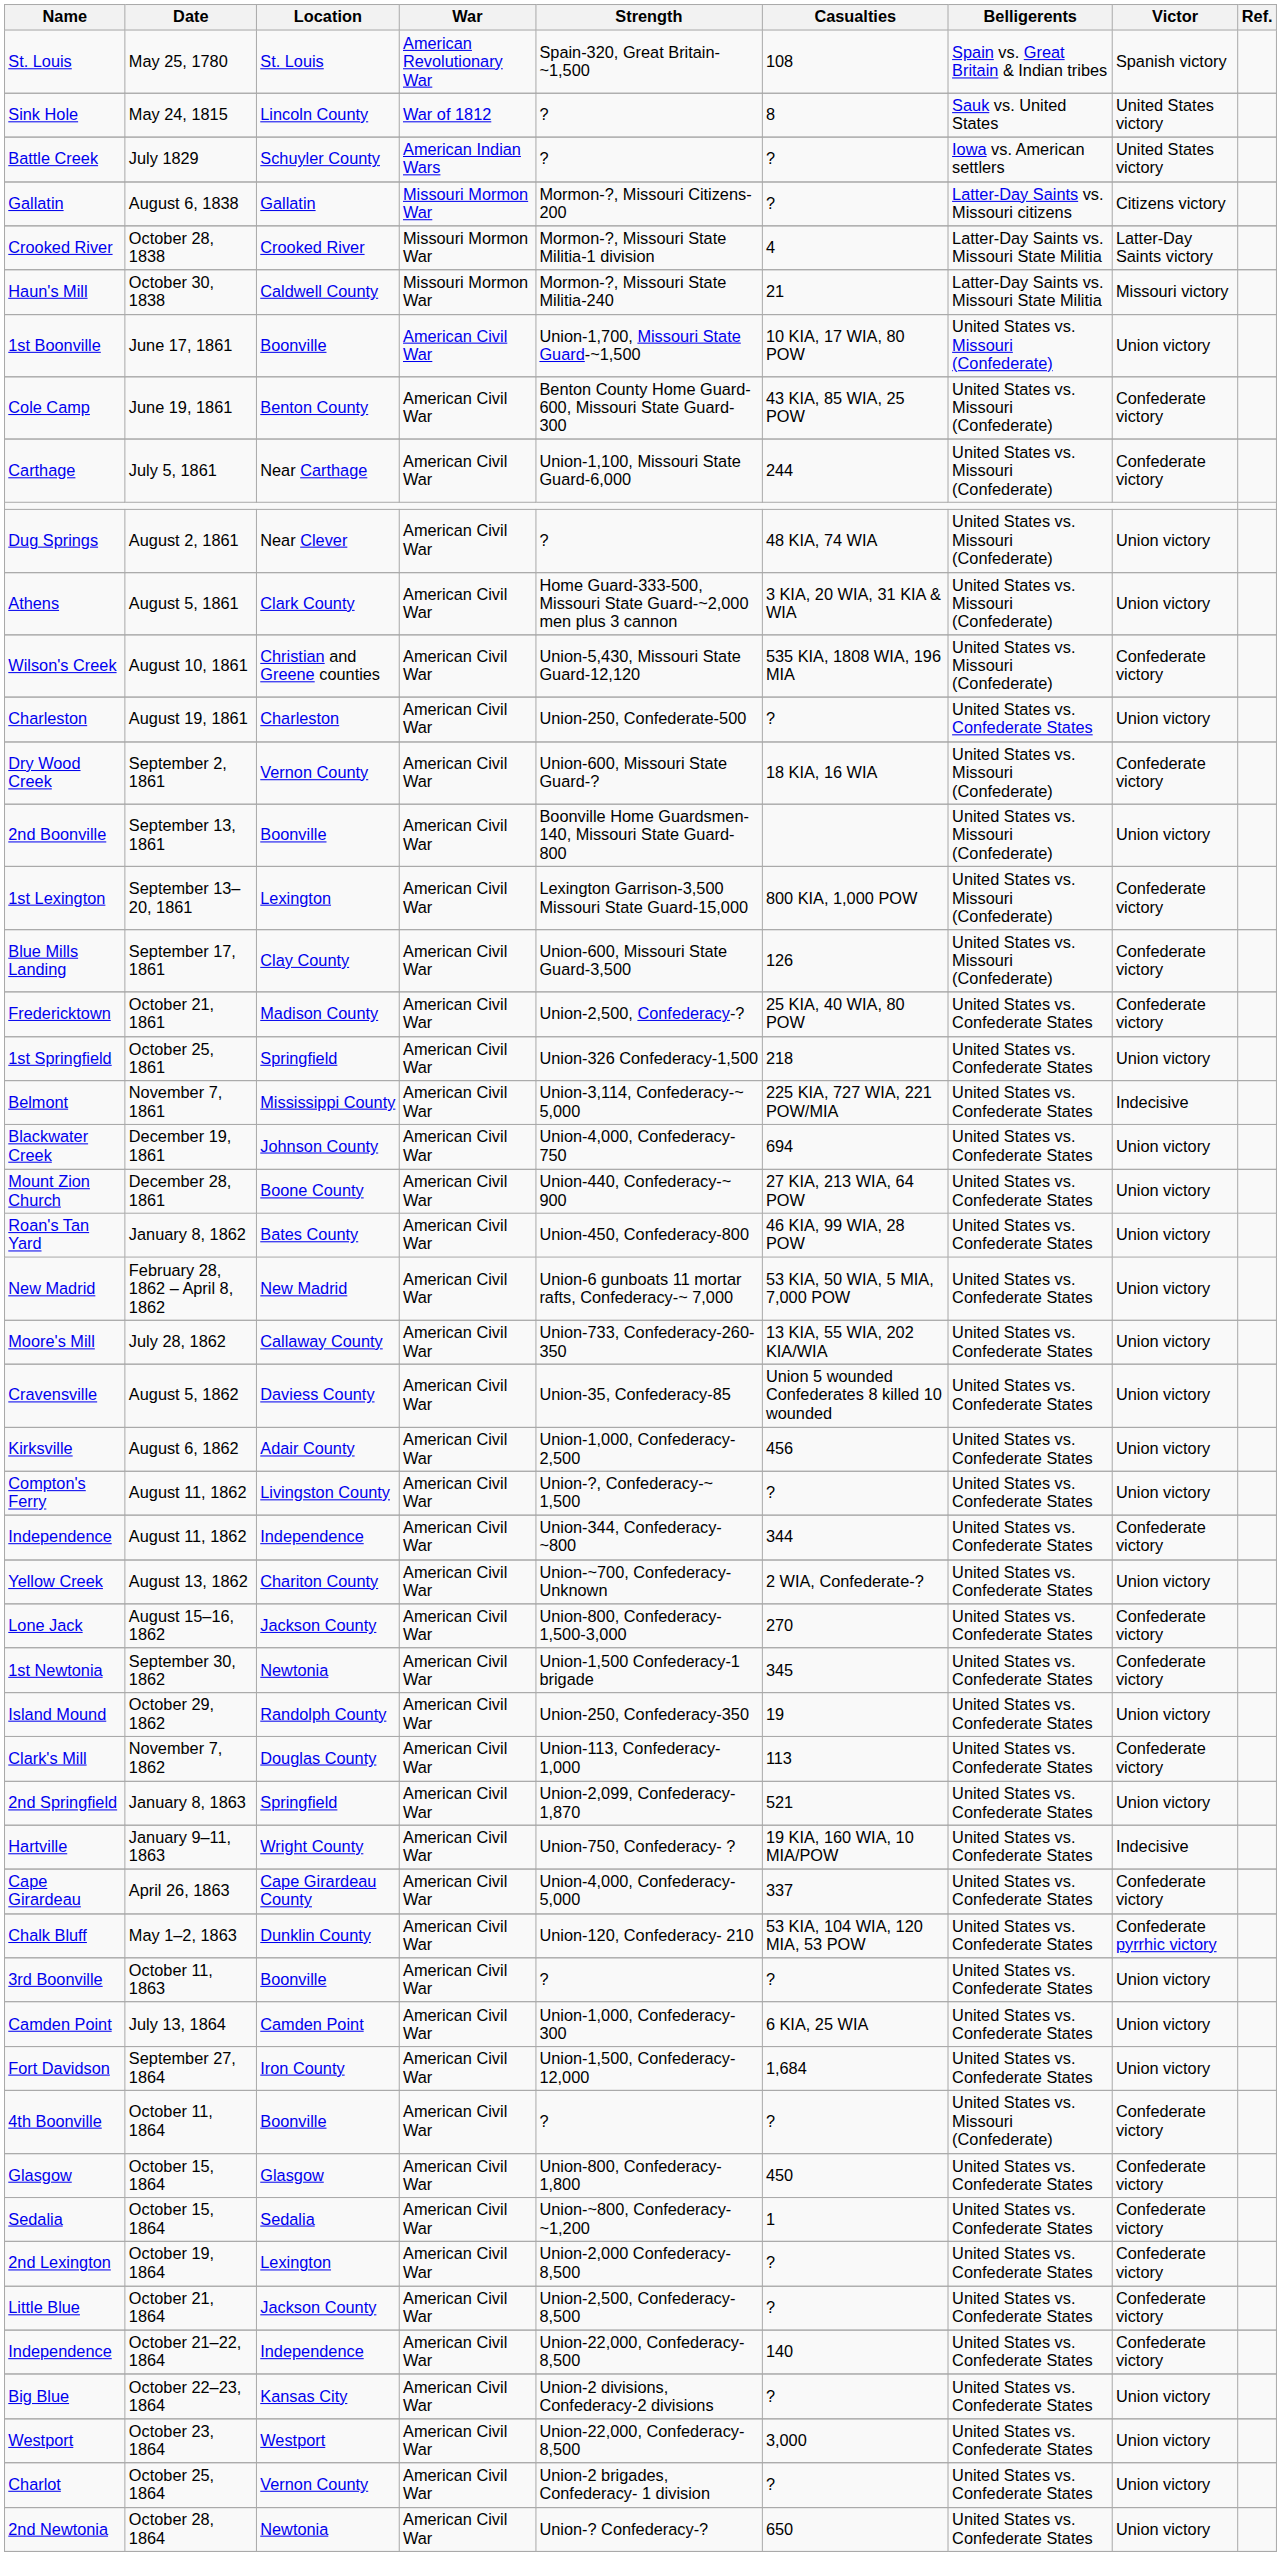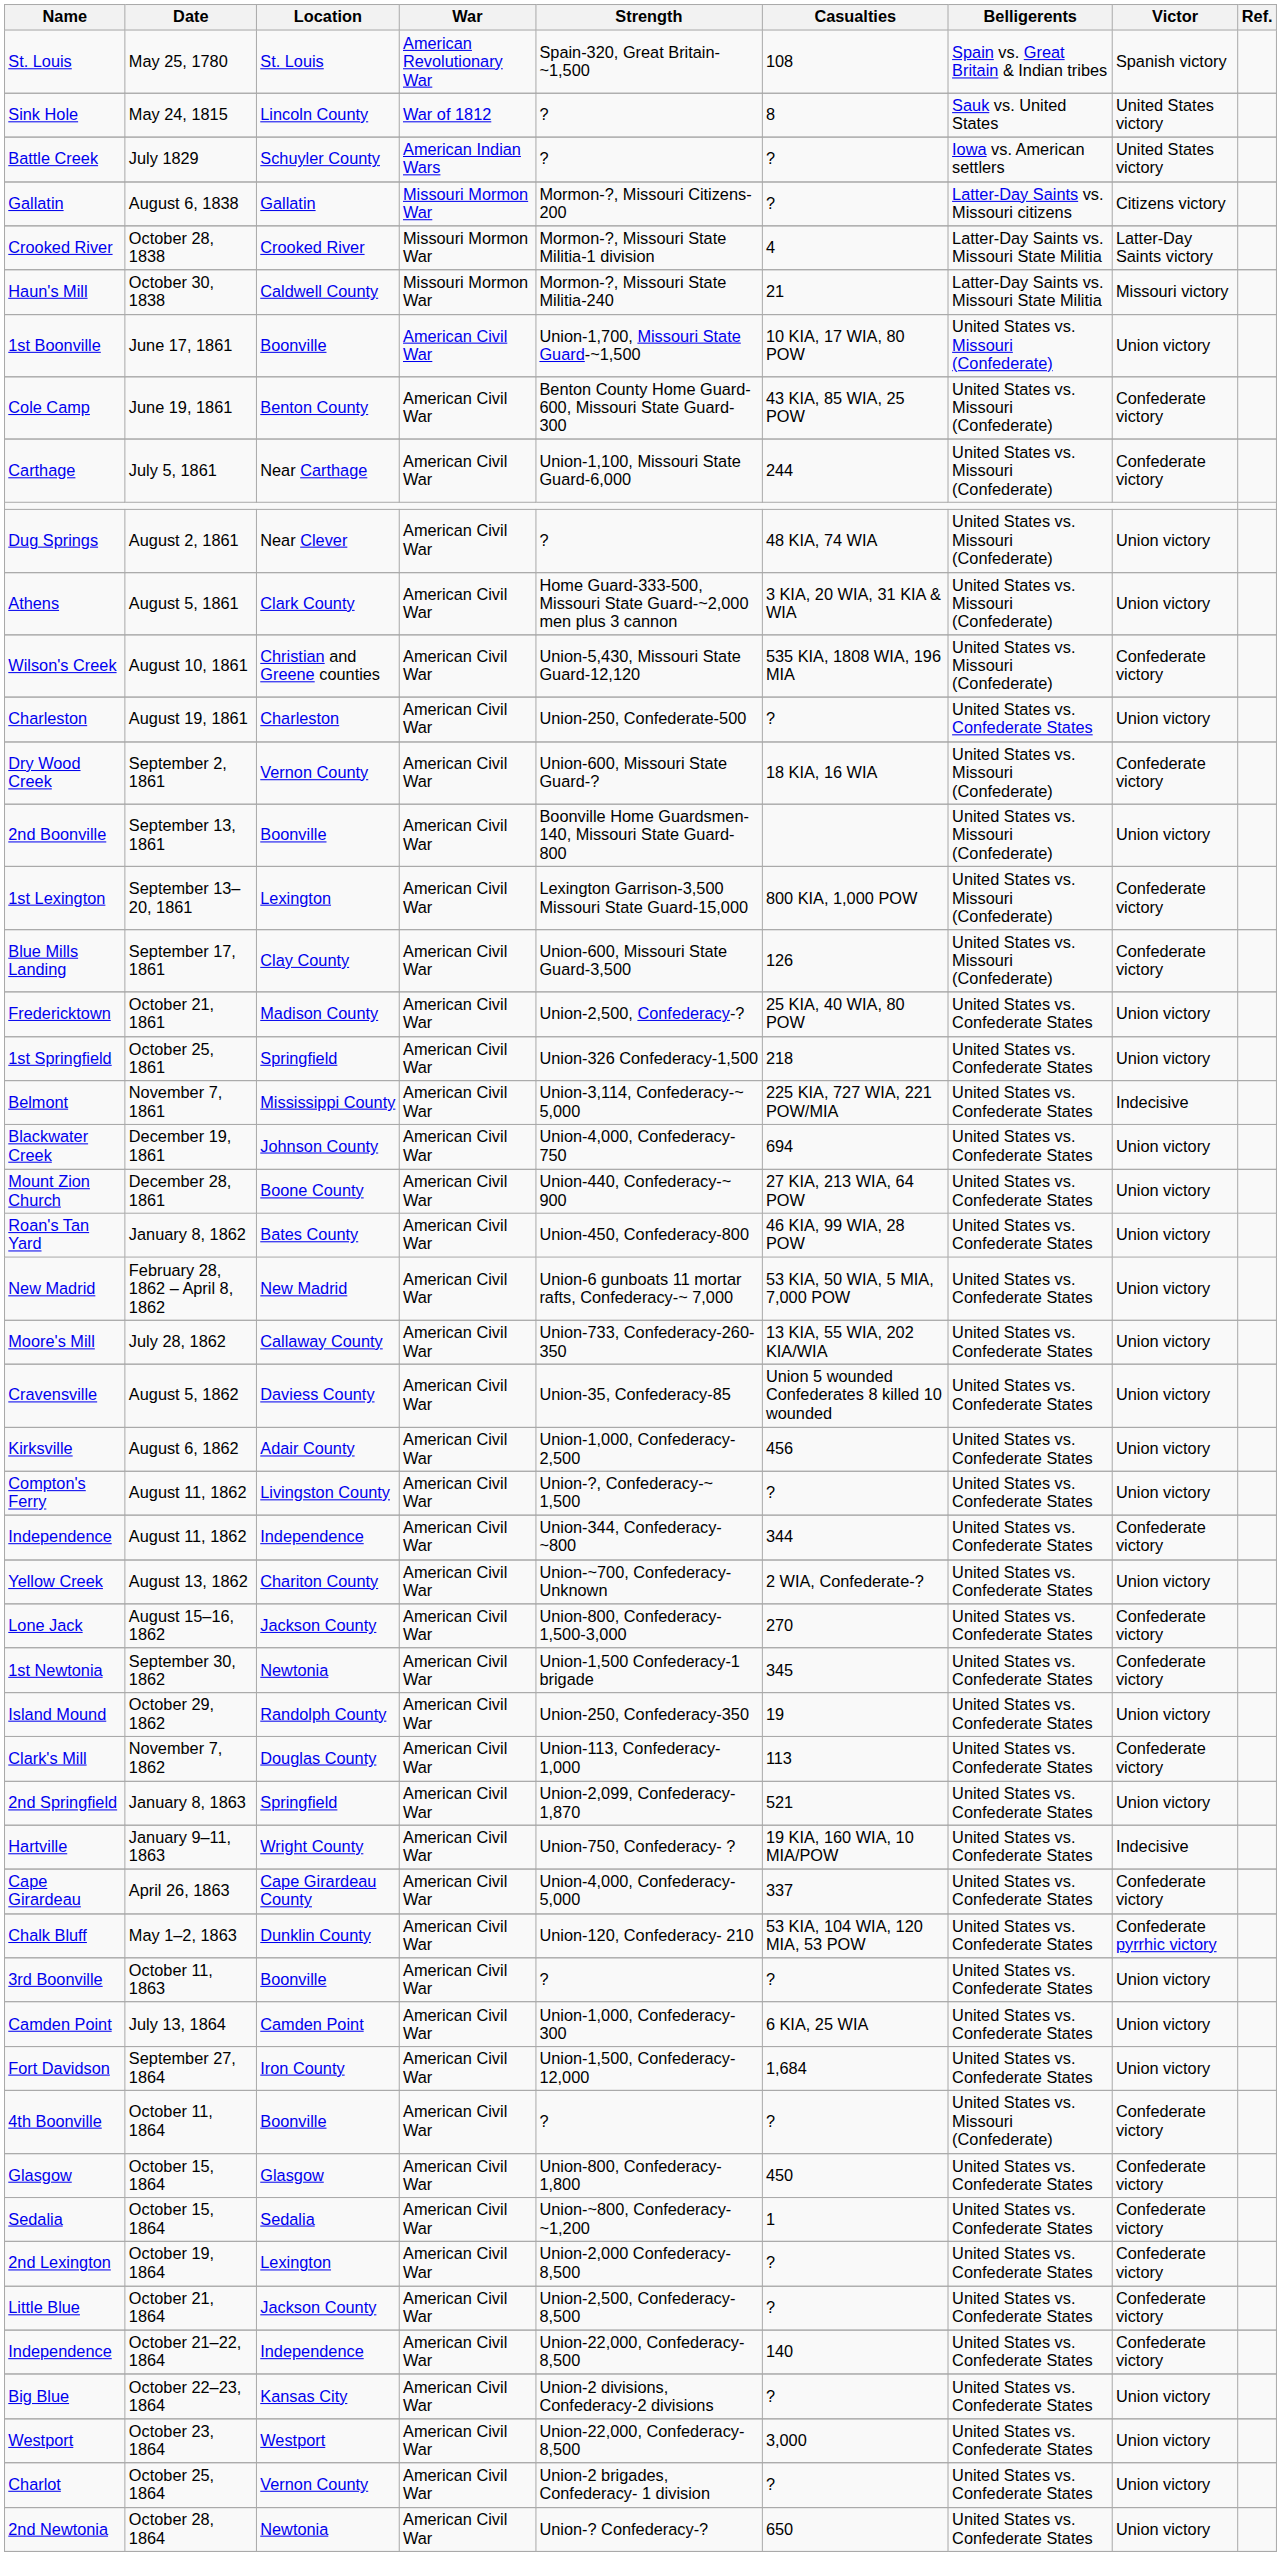(1161, 1014) Confederate victory -> (1163, 1014) Union victory
